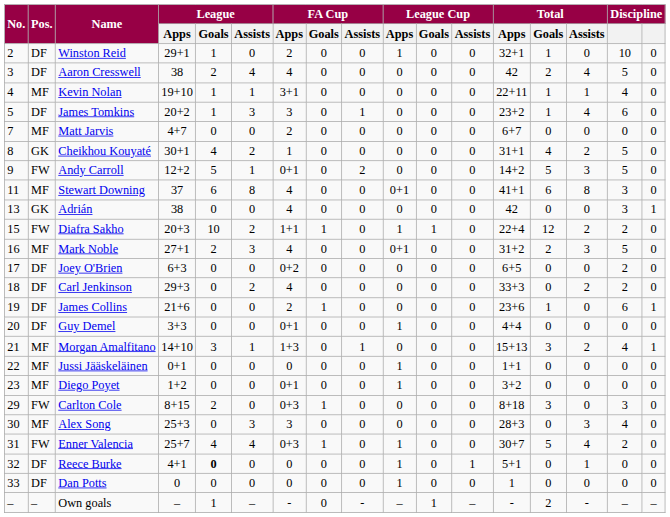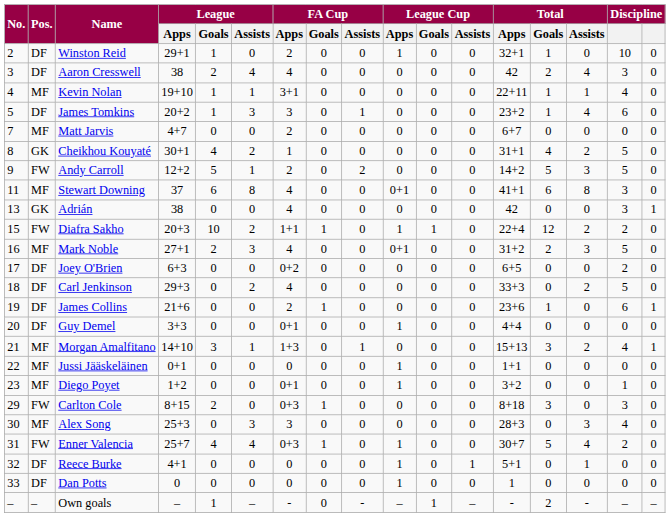(625, 72) 5 -> (625, 72) 3
(289, 170) 0+1 -> (289, 170) 2
(625, 287) 2 -> (625, 287) 5
(625, 385) 0 -> (625, 385) 1
(214, 463) bold -> (214, 463) normal
